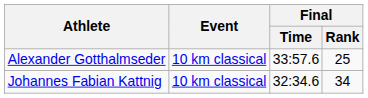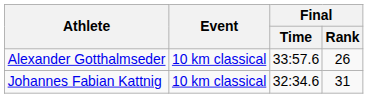(343, 59) 25 -> (343, 59) 26
(343, 81) 34 -> (343, 81) 31
